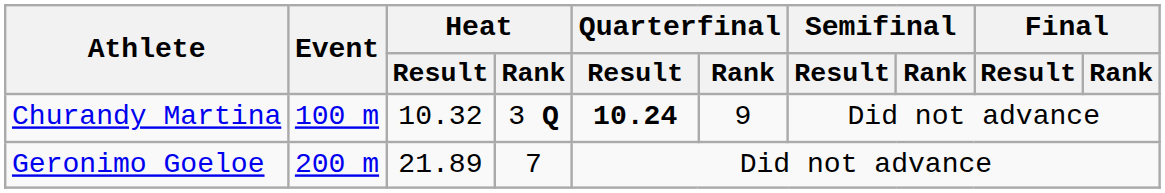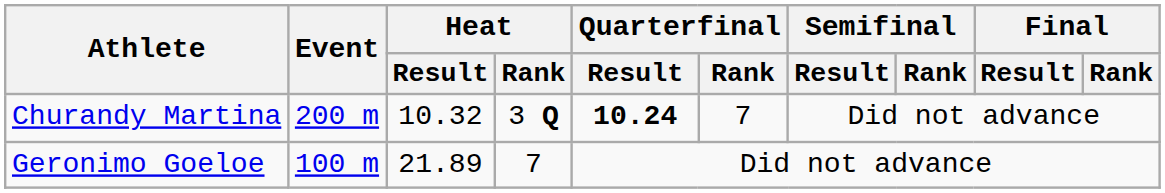(337, 118) 100 m -> (337, 118) 200 m
(743, 118) 9 -> (743, 118) 7
(337, 165) 200 m -> (337, 165) 100 m
